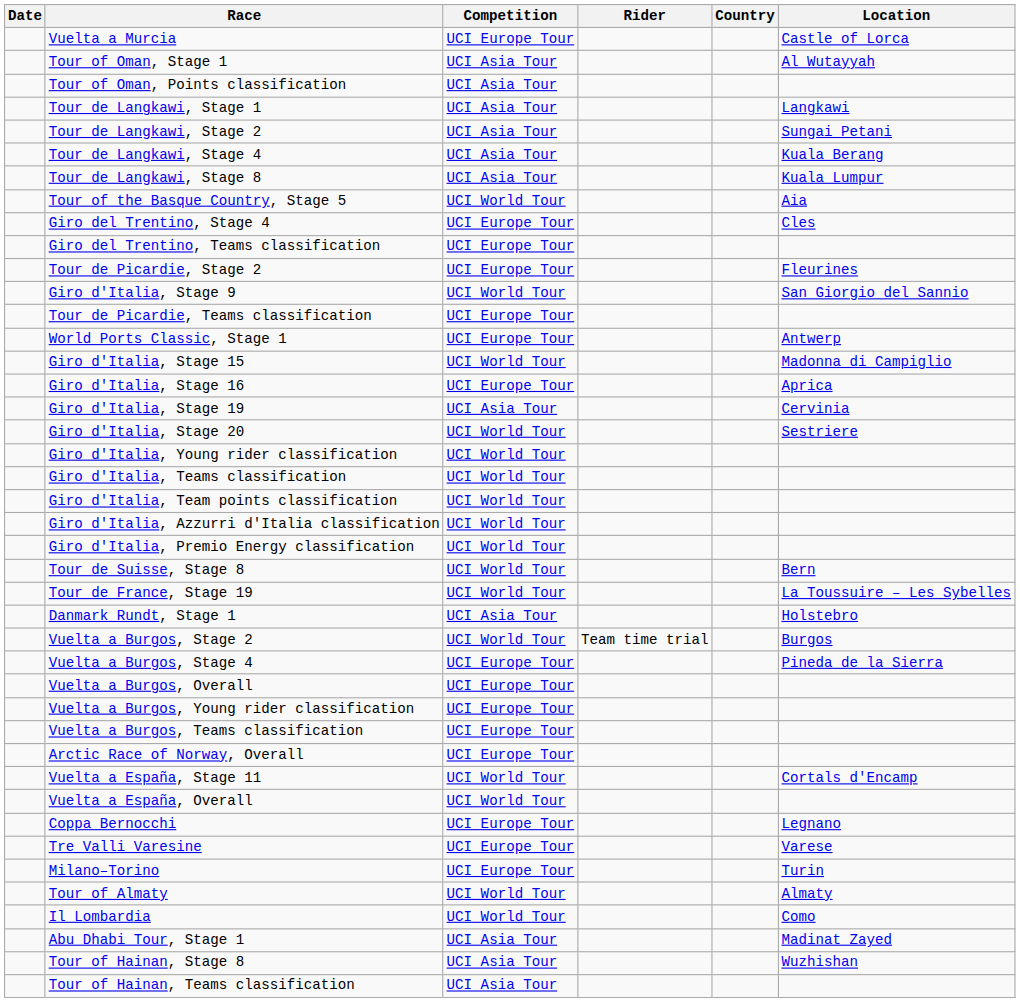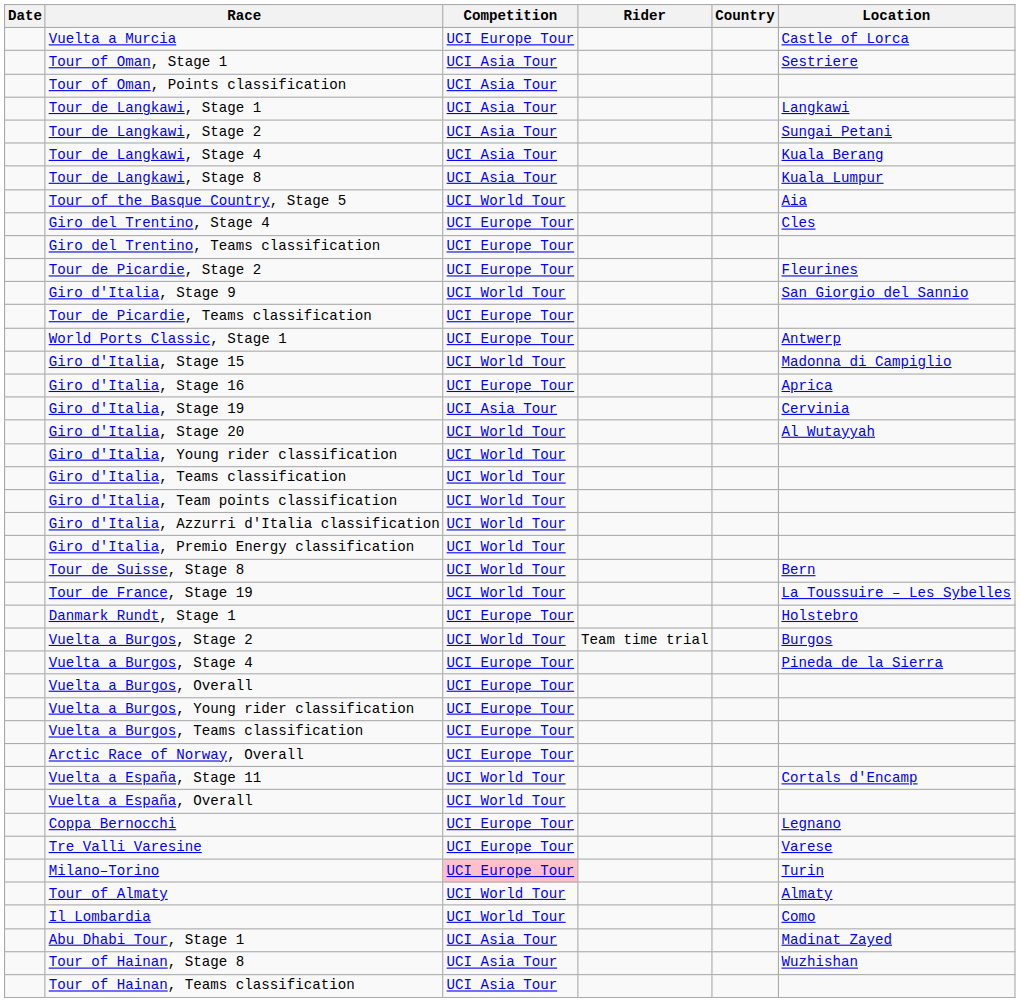(828, 62) Al Wutayyah -> (820, 62) Sestriere
(820, 432) Sestriere -> (828, 432) Al Wutayyah
(502, 617) UCI Asia Tour -> (510, 617) UCI Europe Tour
(510, 871) no background -> (510, 871) pink background
